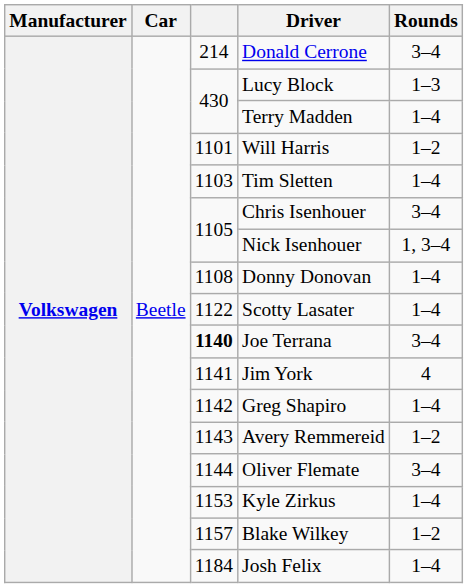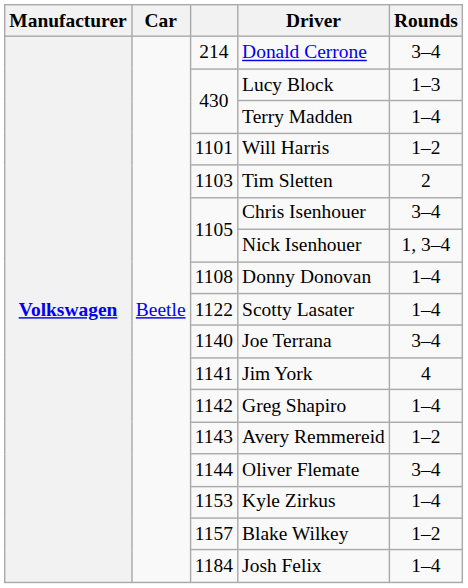(426, 180) 1–4 -> (426, 180) 2
(214, 340) bold -> (214, 340) normal
